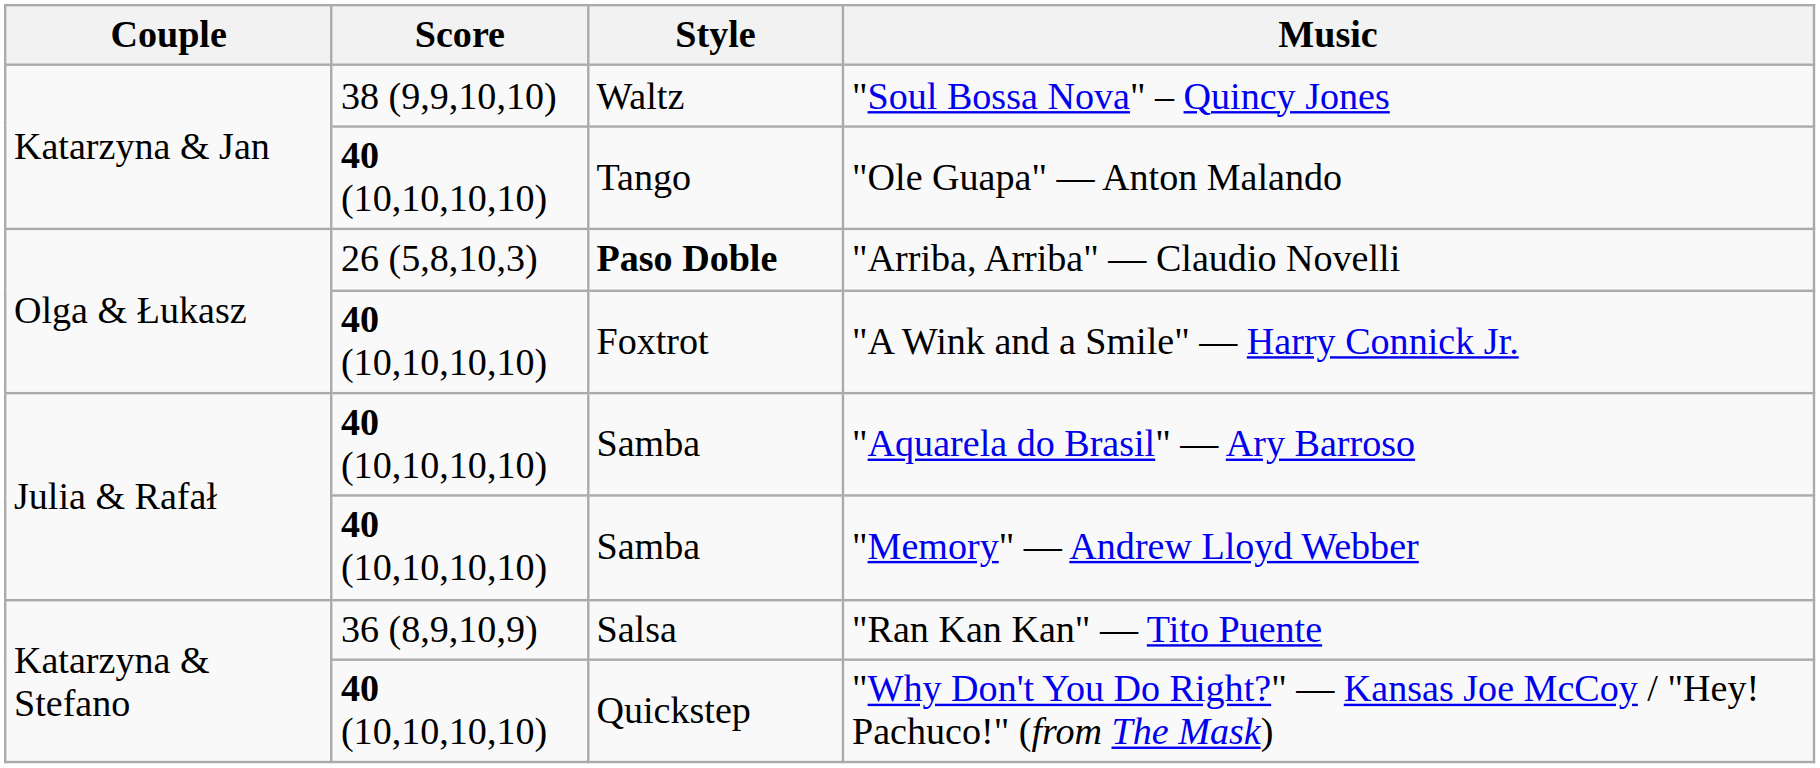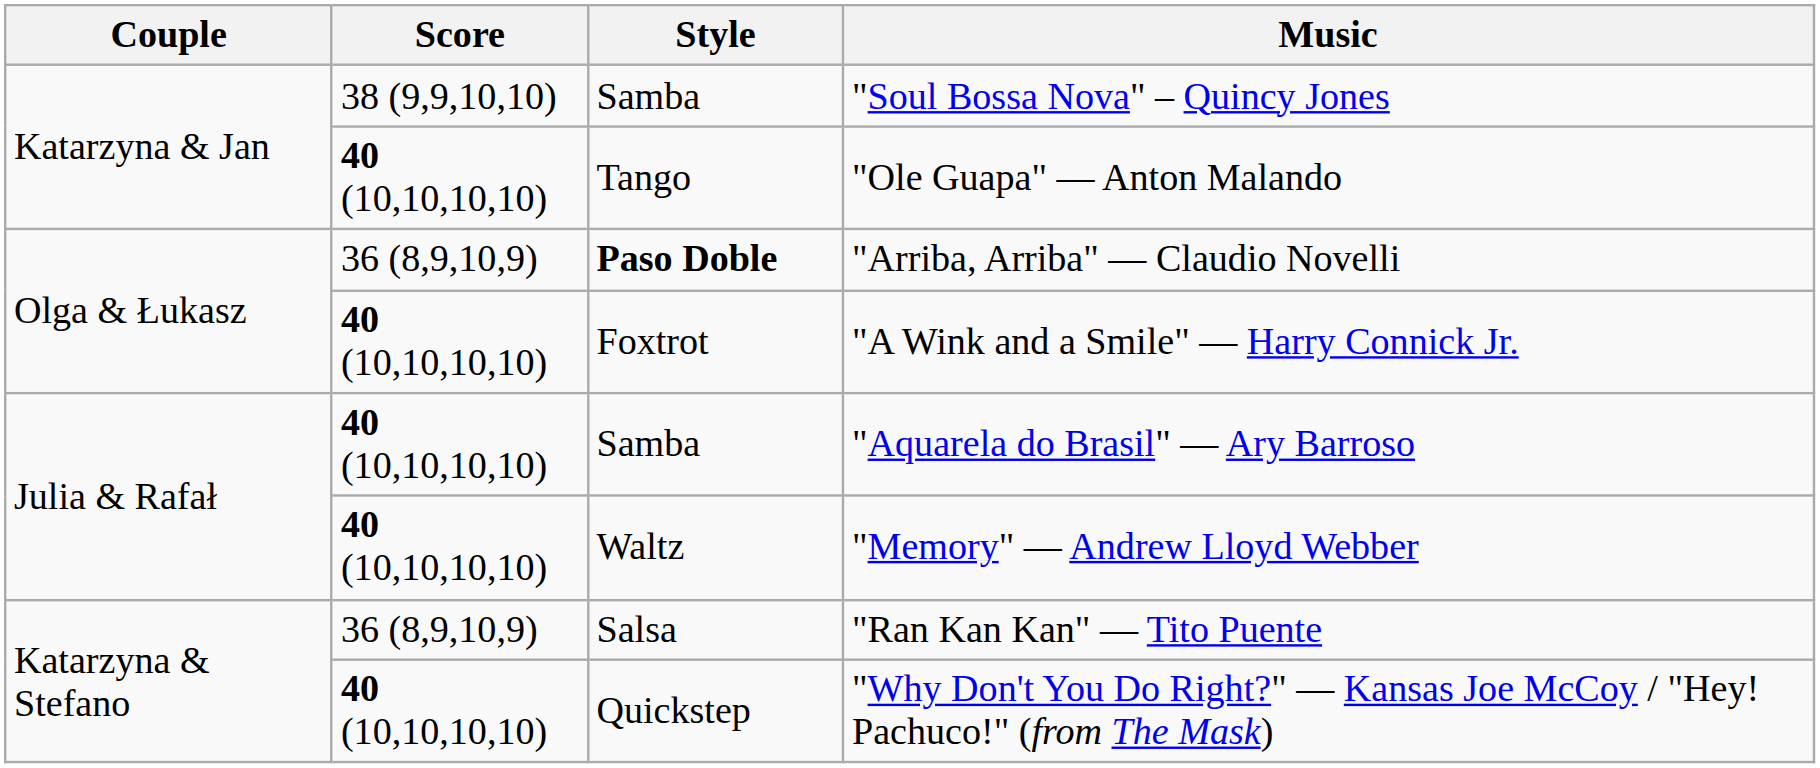(640, 95) Waltz -> (648, 95) Samba
(439, 258) 26 (5,8,10,3) -> (439, 258) 36 (8,9,10,9)
(648, 546) Samba -> (640, 546) Waltz
